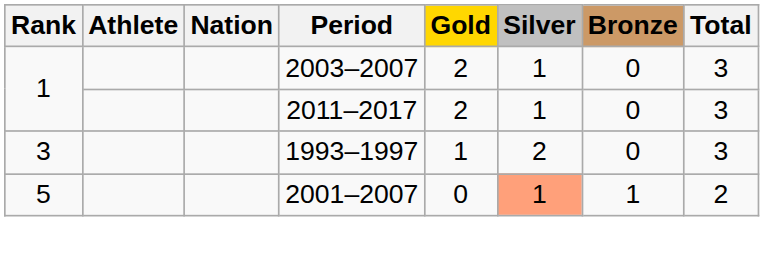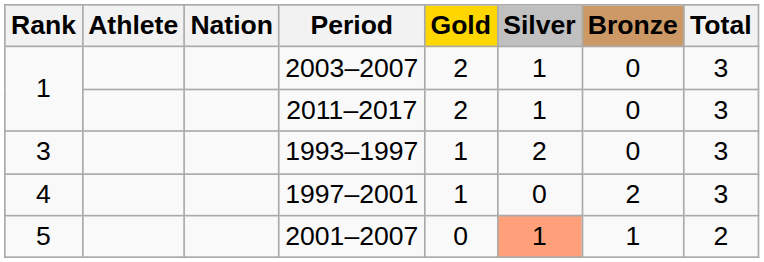+ row: (352, 194)
